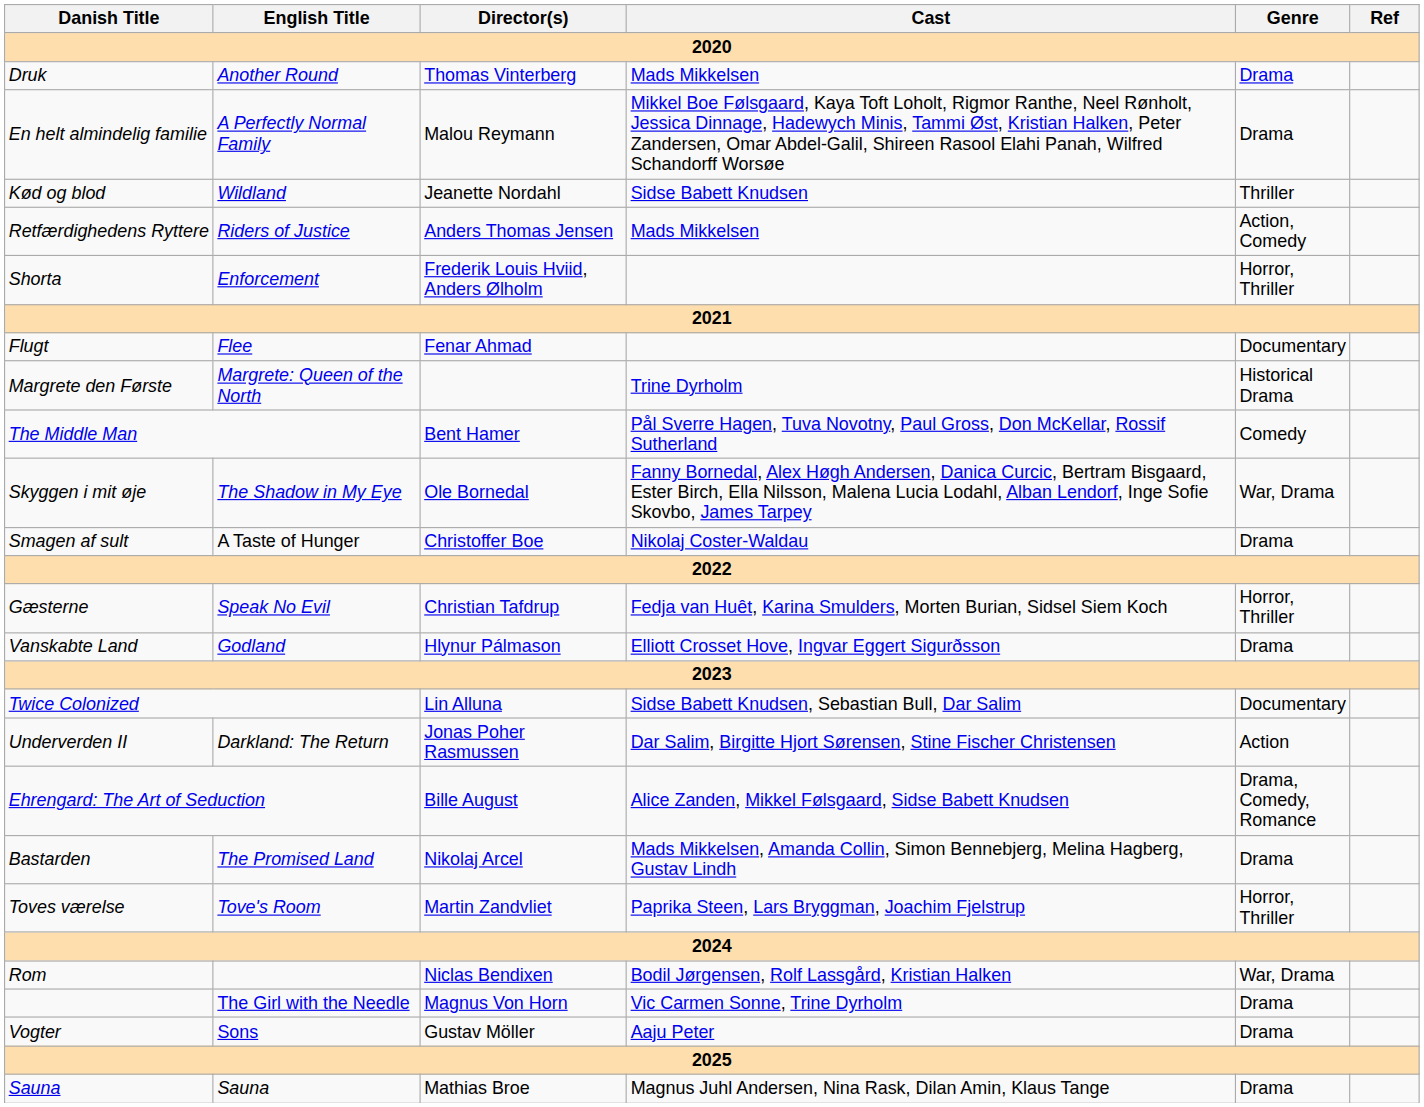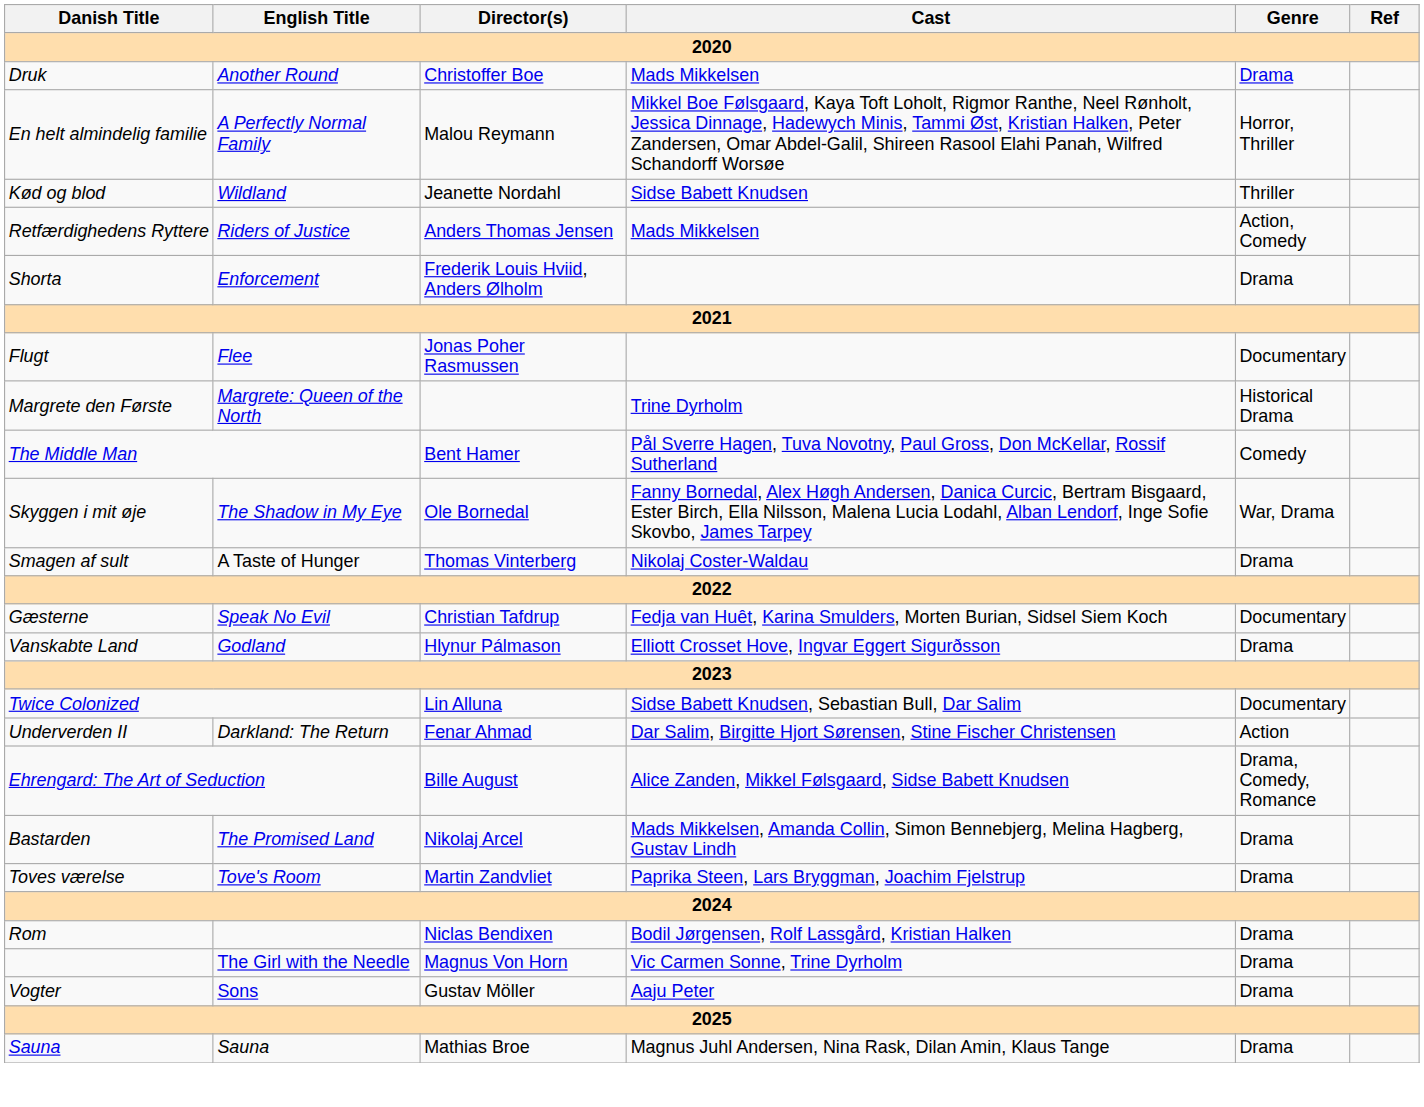(500, 75) Thomas Vinterberg -> (484, 75) Christoffer Boe
(1266, 134) Drama -> (1267, 134) Horror, Thriller
(1267, 279) Horror, Thriller -> (1266, 279) Drama
(478, 346) Fenar Ahmad -> (475, 356) Jonas Poher Rasmussen
(484, 541) Christoffer Boe -> (500, 561) Thomas Vinterberg
(1267, 608) Horror, Thriller -> (1293, 618) Documentary
(475, 741) Jonas Poher Rasmussen -> (478, 731) Fenar Ahmad
(1267, 907) Horror, Thriller -> (1266, 877) Drama
(1287, 974) War, Drama -> (1266, 934) Drama
